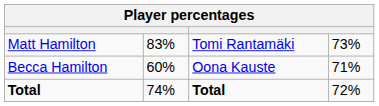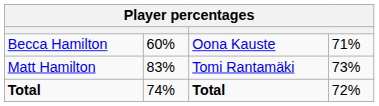rows swapped: (58, 67) <-> (52, 44)
